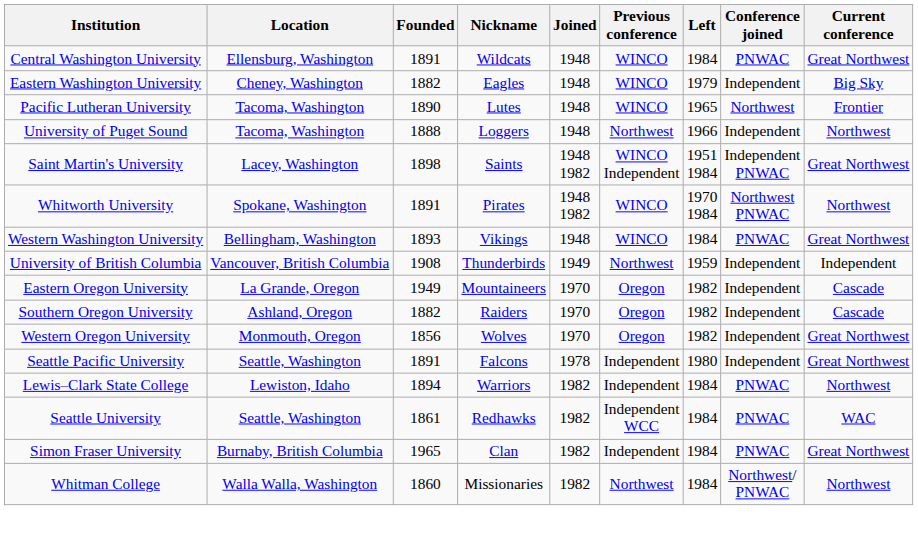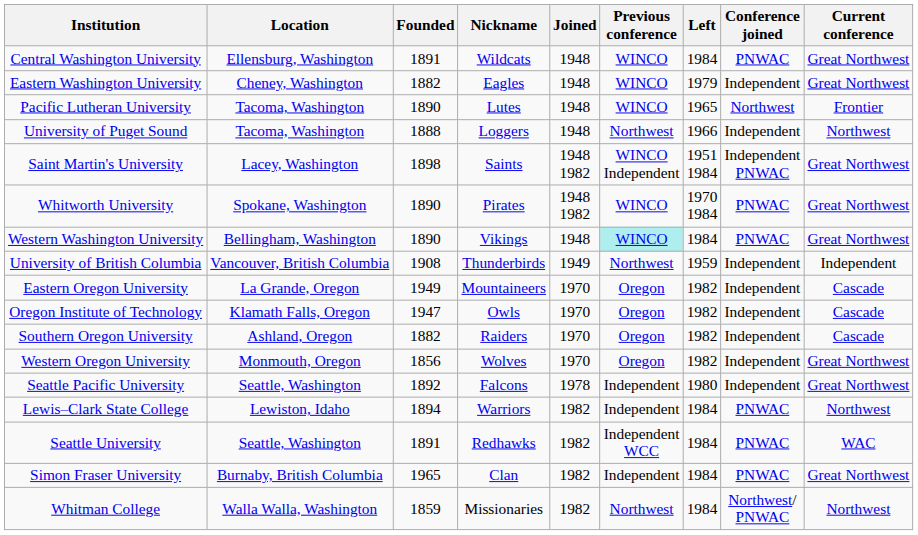(858, 82) Big Sky -> (858, 82) Great Northwest
(425, 206) 1891 -> (425, 206) 1890
(762, 206) Northwest PNWAC -> (762, 206) PNWAC
(858, 206) Northwest -> (858, 206) Great Northwest
(425, 239) 1893 -> (425, 239) 1890
(642, 239) no background -> (642, 239) paleturquoise background
+ row: (106, 312)
(425, 360) 1891 -> (425, 385) 1892
(425, 418) 1861 -> (425, 442) 1891
(425, 484) 1860 -> (425, 508) 1859
